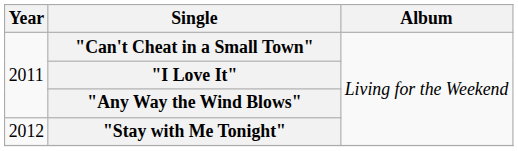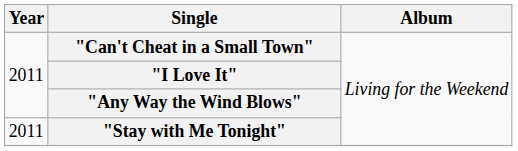(26, 131) 2012 -> (26, 131) 2011
